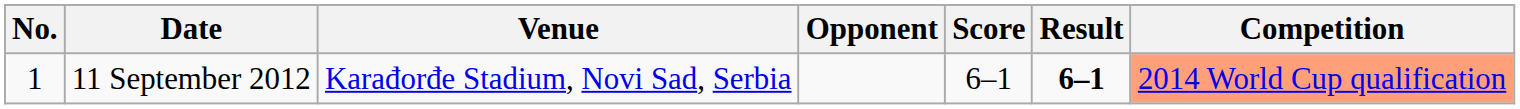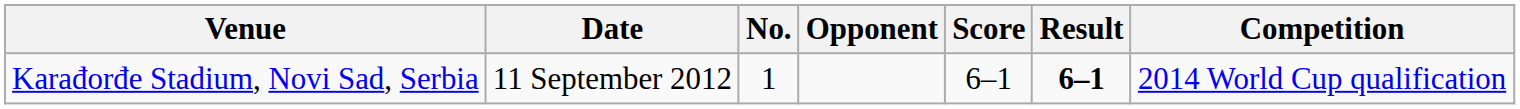columns swapped: (35, 28) <-> (558, 28)
(1322, 77) lightsalmon background -> (1322, 77) no background
